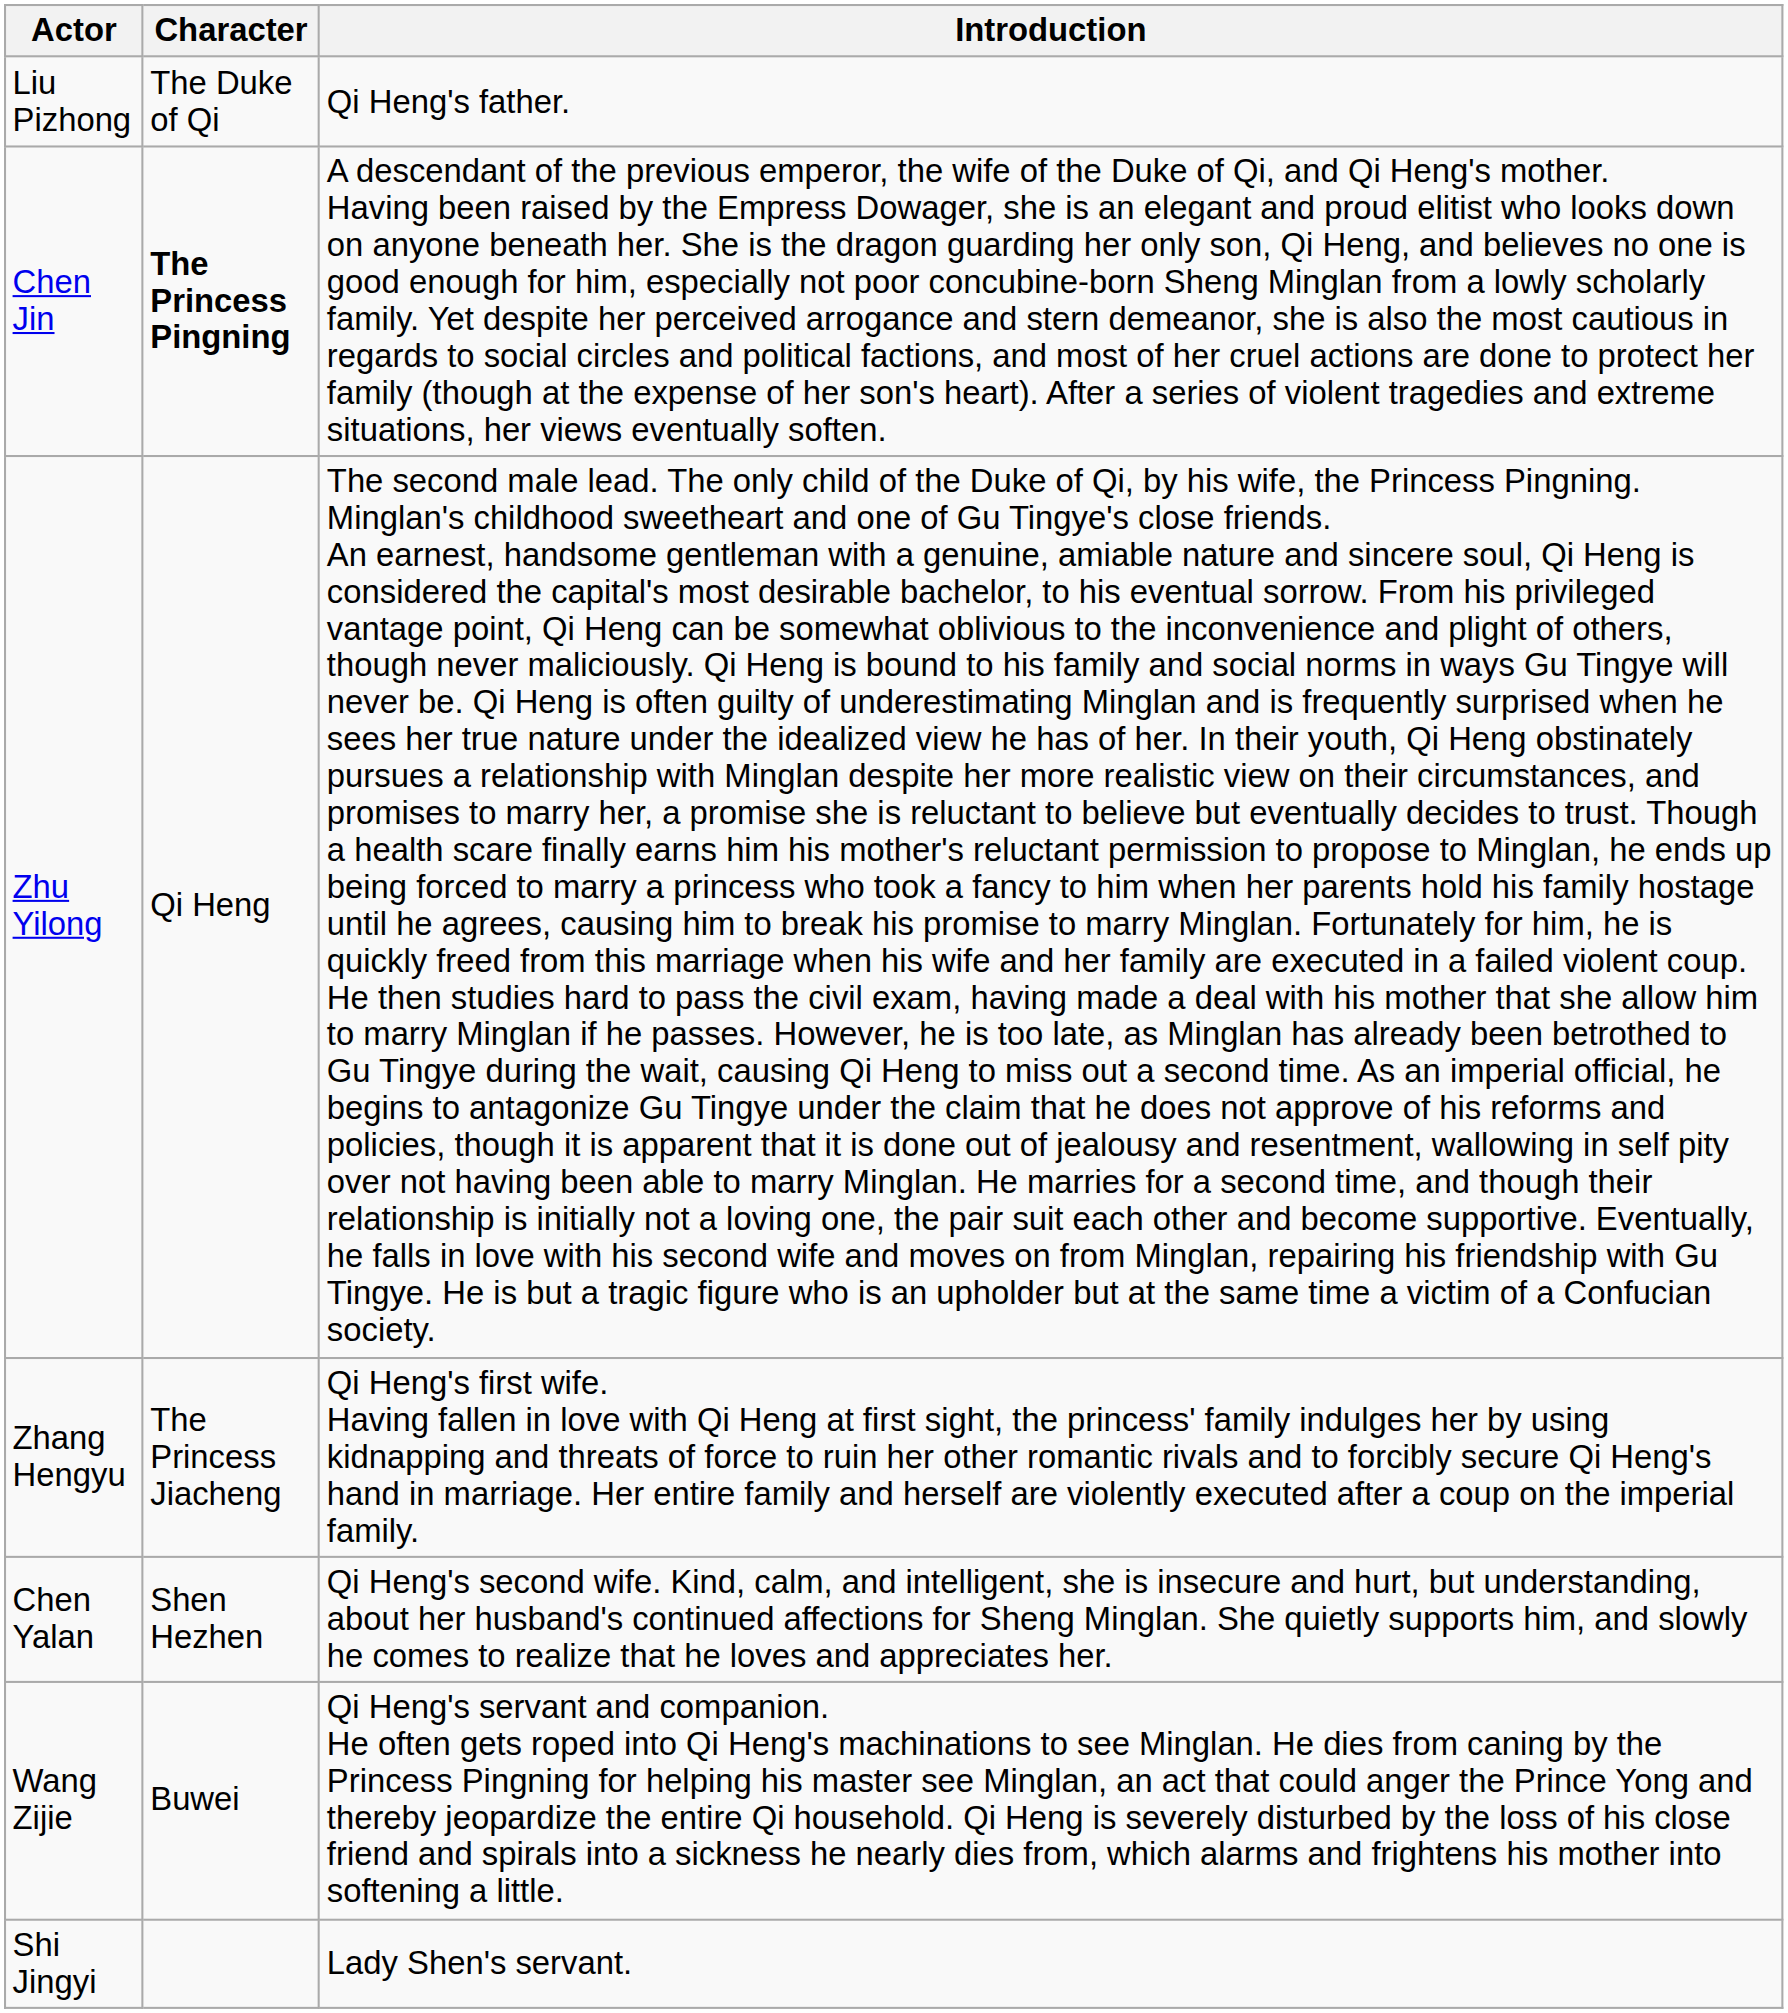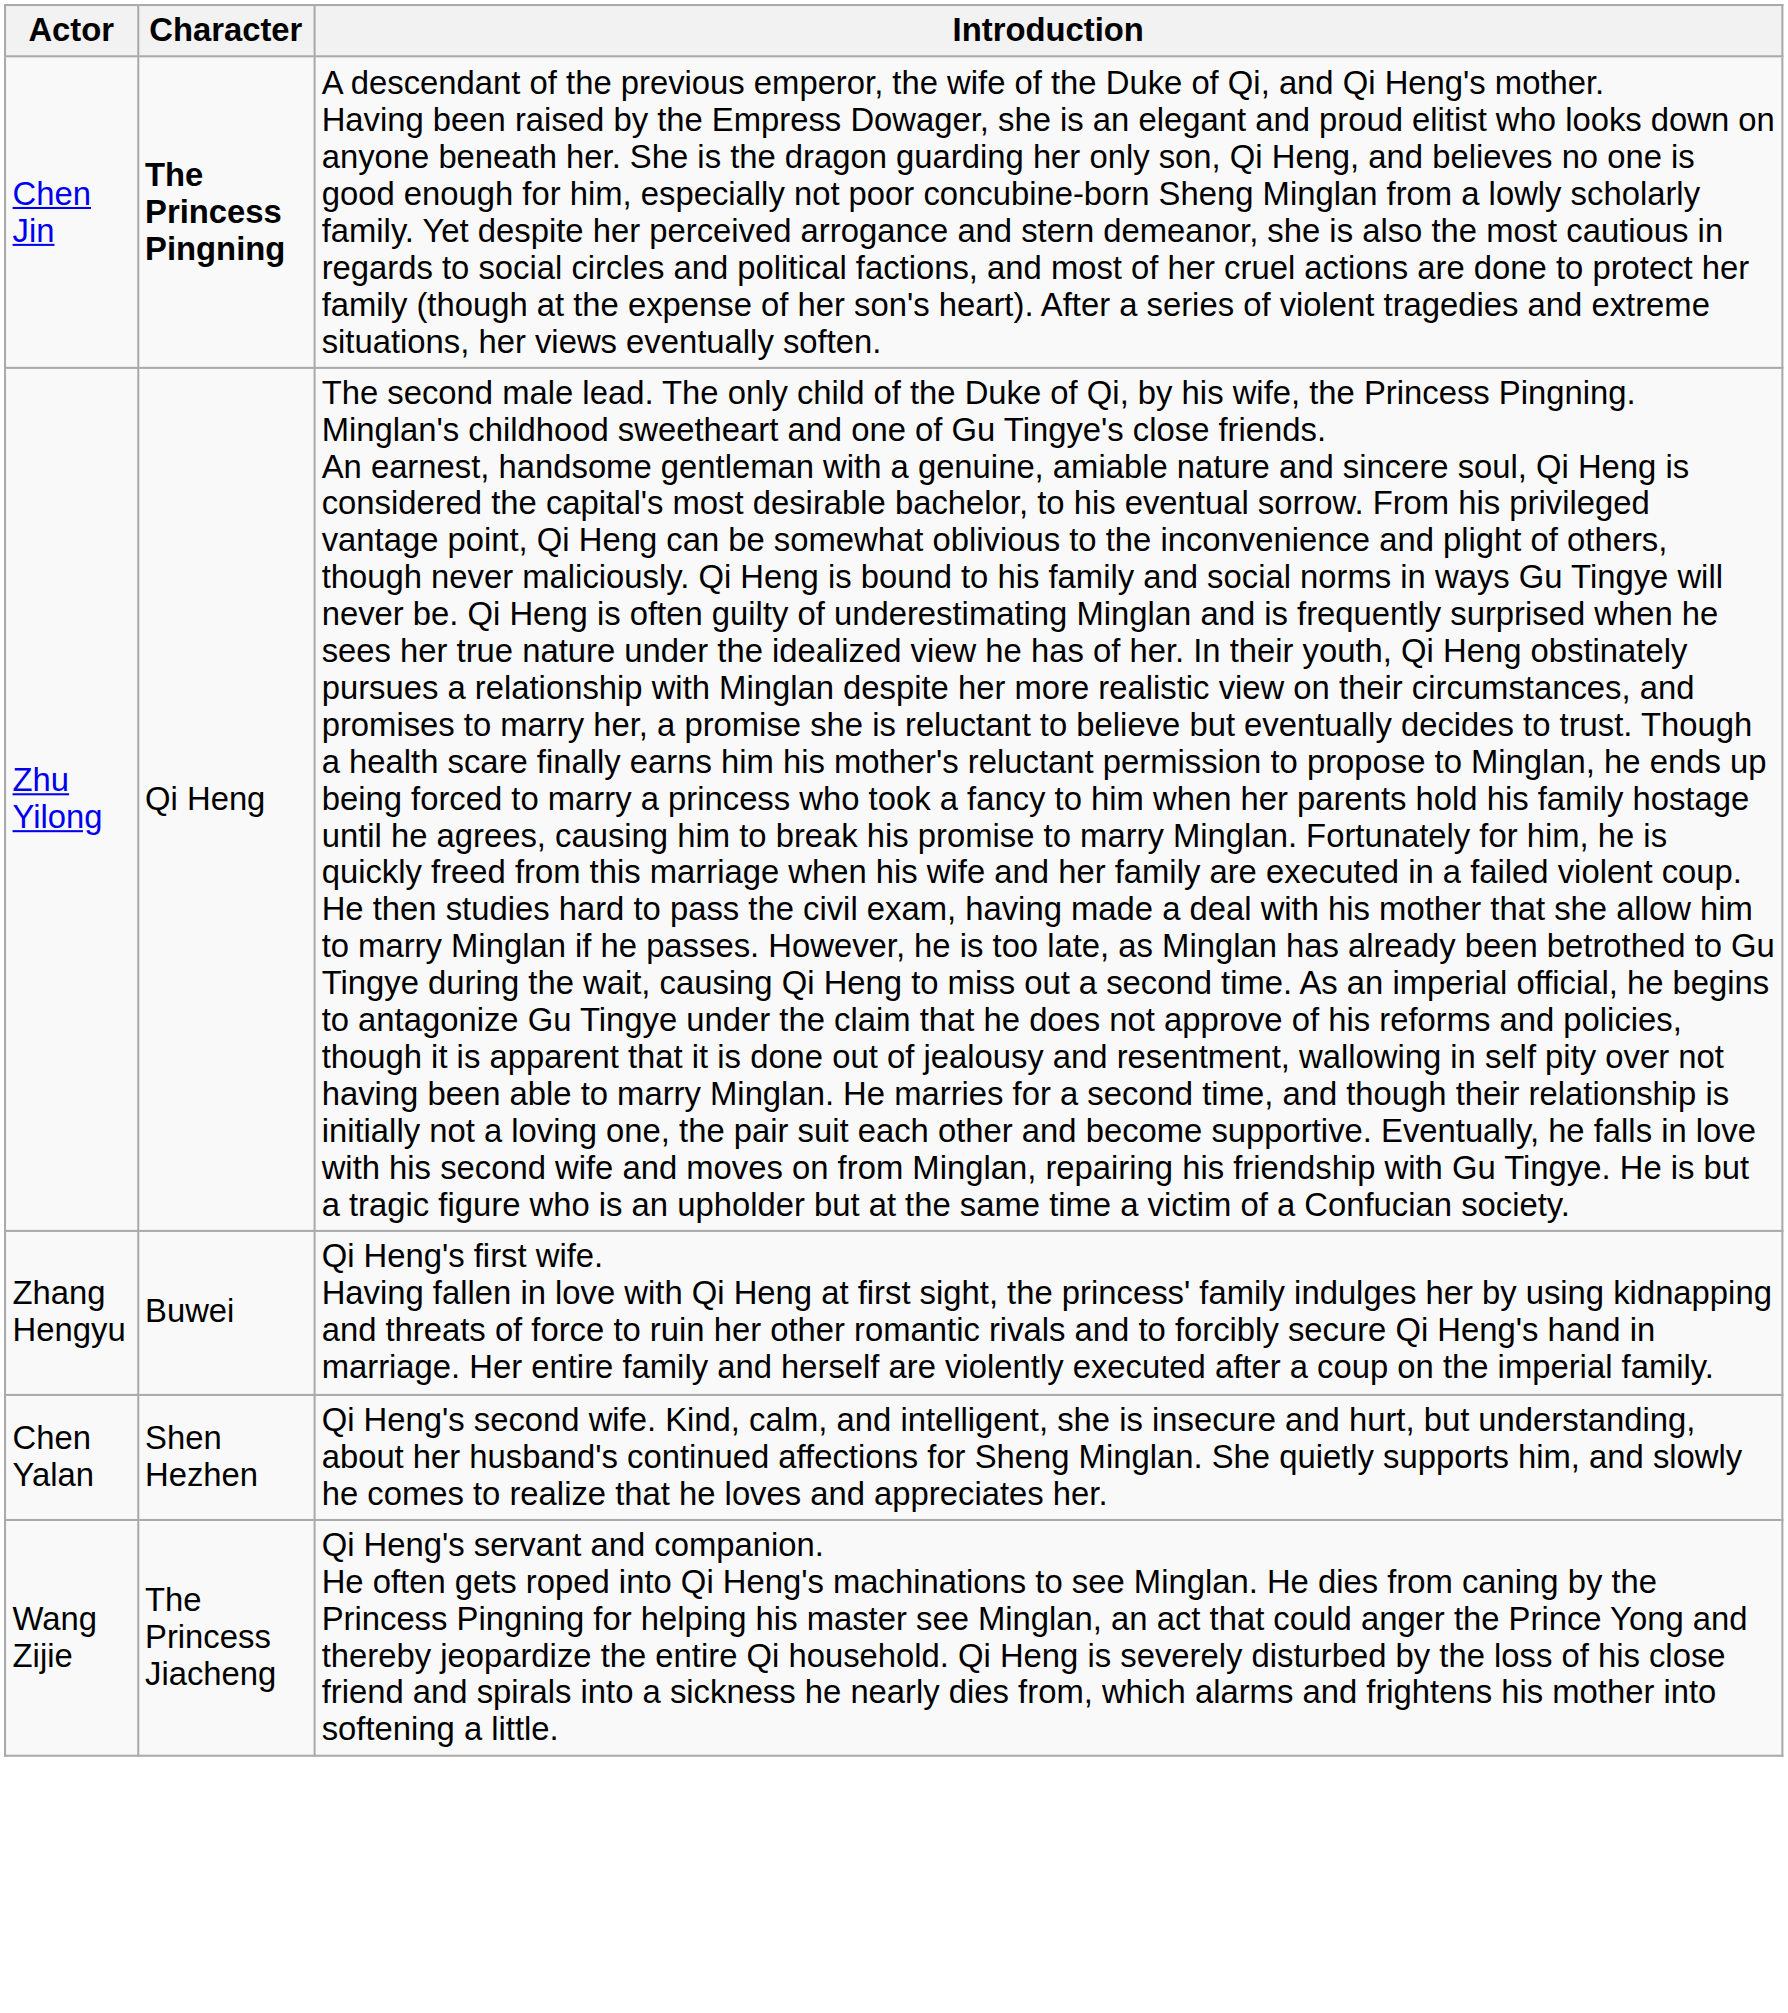- row: (72, 100)
(216, 1456) The Princess Jiacheng -> (190, 1312) Buwei
(195, 1800) Buwei -> (211, 1637) The Princess Jiacheng
- row: (55, 1962)
